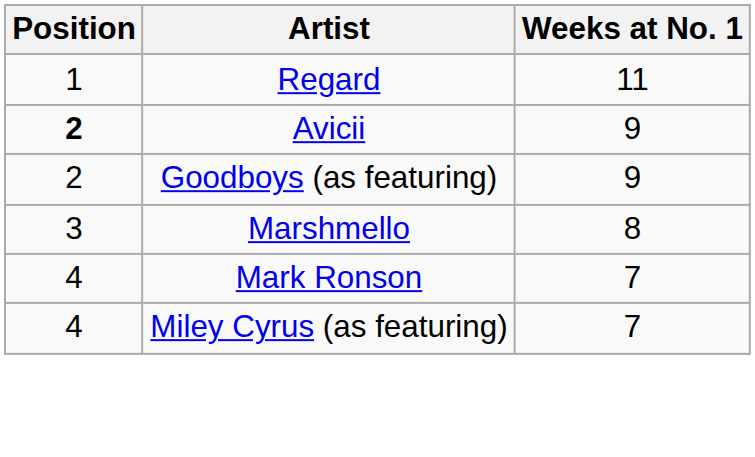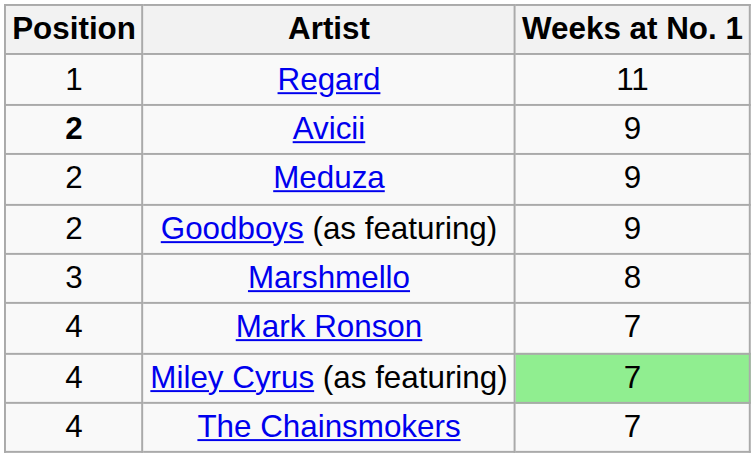+ row: (329, 178)
(632, 327) no background -> (632, 377) lightgreen background
+ row: (329, 427)
